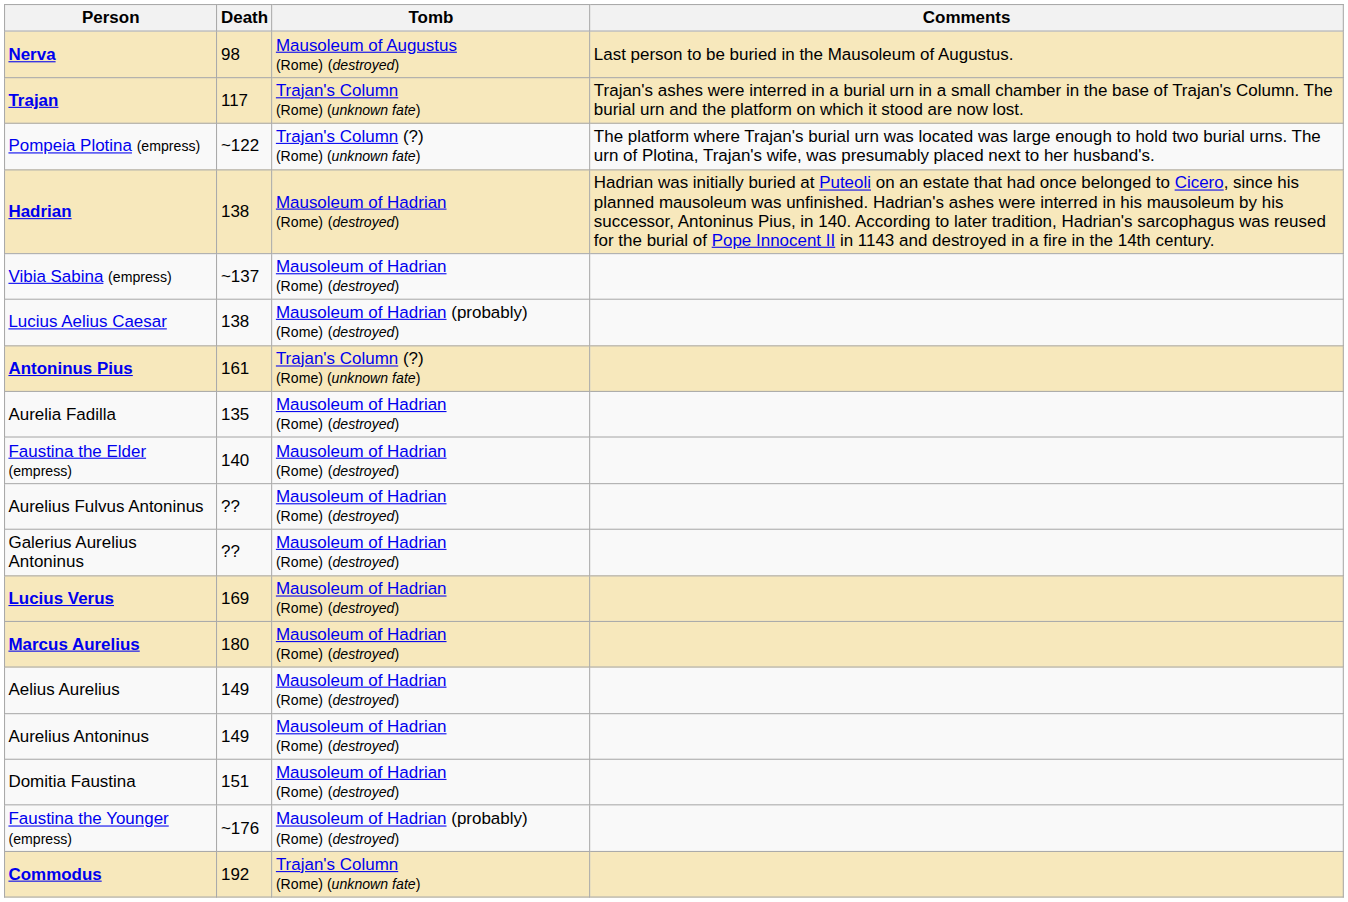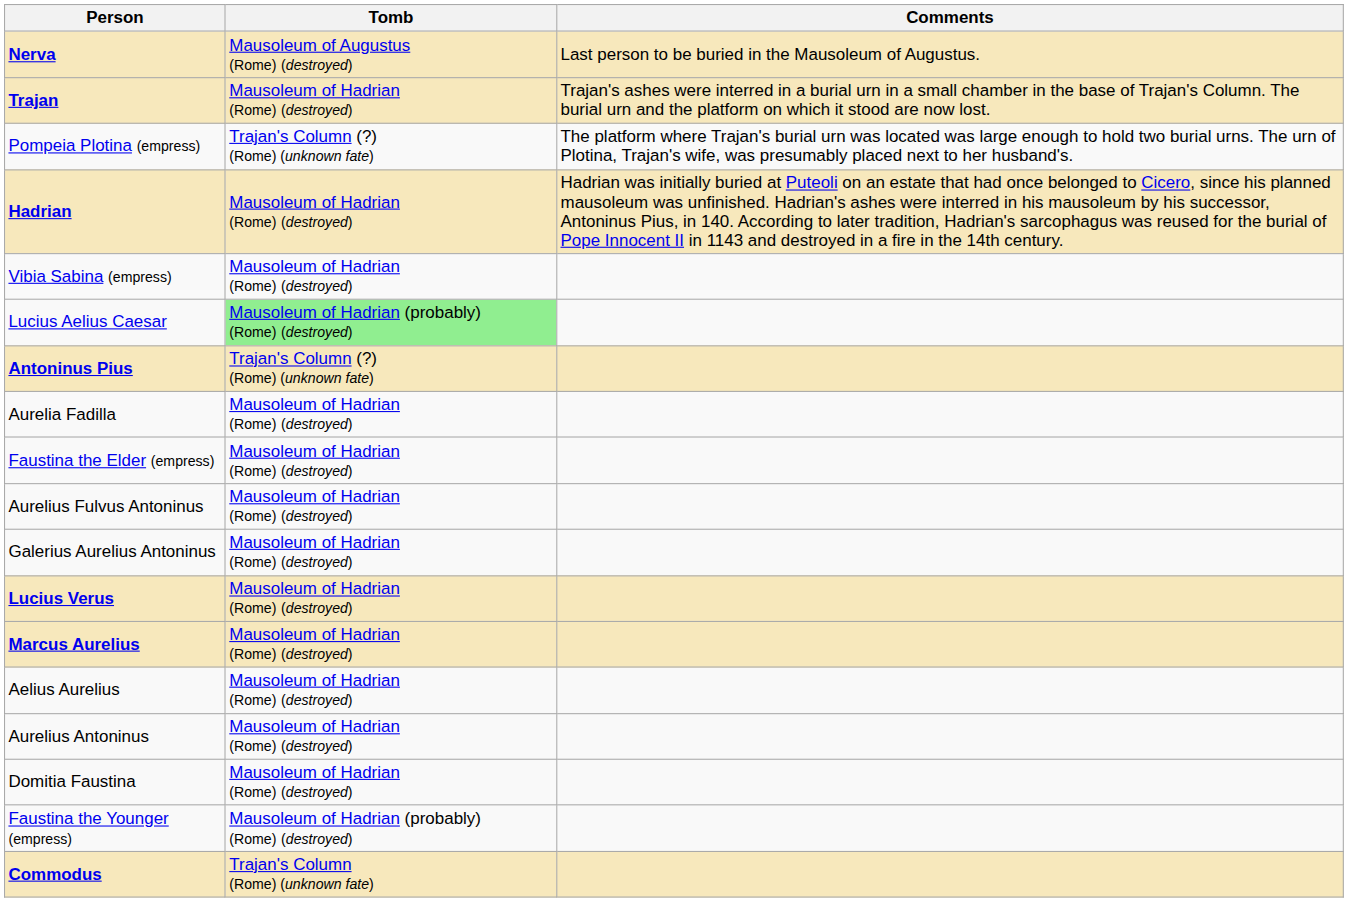- column: (245, 17)
(348, 100) Trajan's Column (Rome) (unknown fate) -> (315, 100) Mausoleum of Hadrian (Rome) (destroyed)
(402, 322) no background -> (355, 322) lightgreen background
